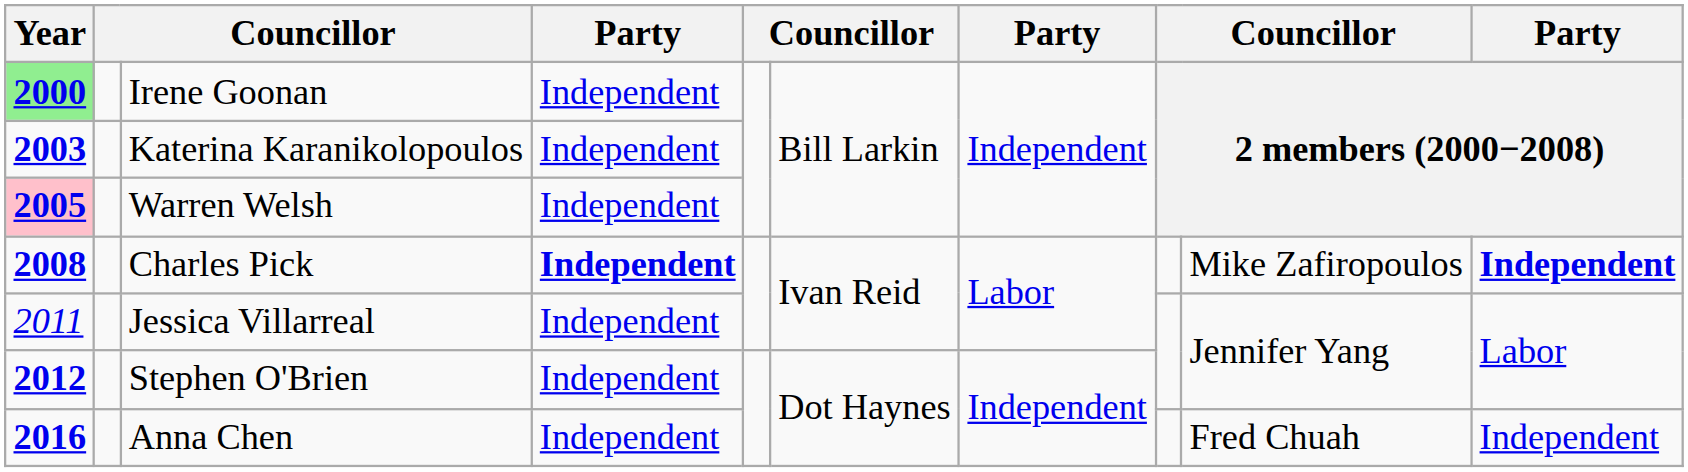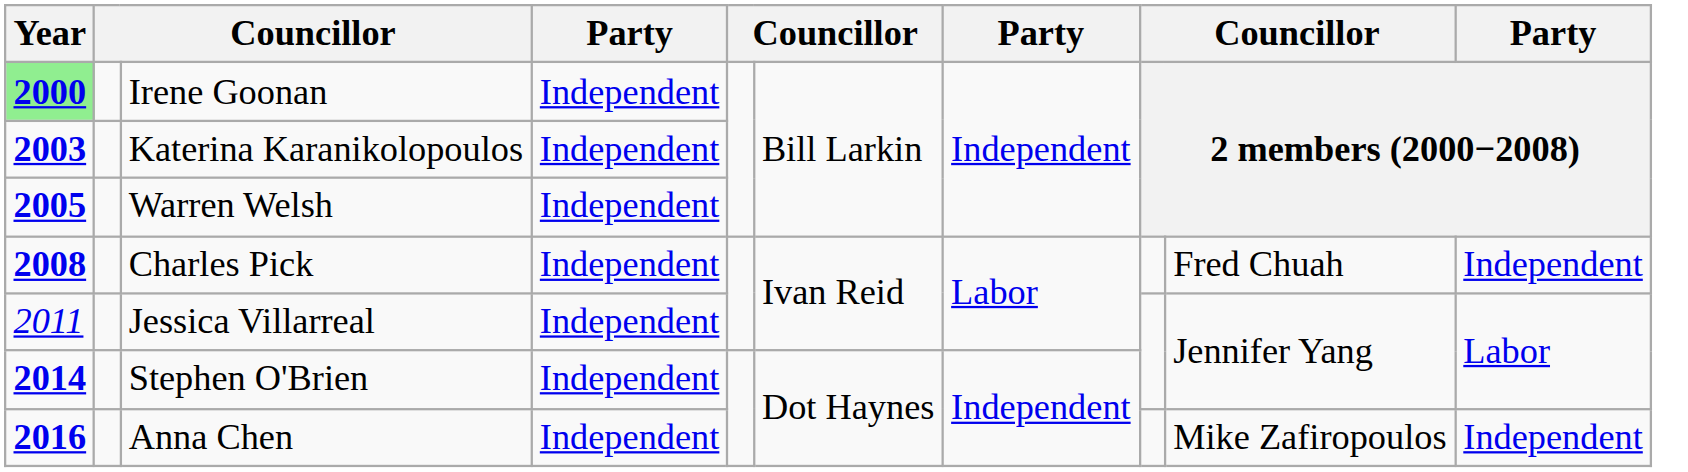(50, 206) pink background -> (50, 206) no background
(638, 263) bold -> (630, 263) normal
(1326, 263) Mike Zafiropoulos -> (1258, 263) Fred Chuah
(1577, 263) bold -> (1553, 263) normal
(50, 378) 2012 -> (50, 378) 2014
(1275, 436) Fred Chuah -> (1310, 436) Mike Zafiropoulos
